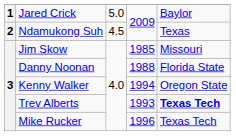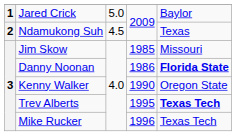(142, 67) 1988 -> (142, 67) 1986
(192, 67) normal -> (194, 67) bold
(142, 85) 1994 -> (142, 85) 1990
(142, 103) 1993 -> (142, 103) 1995
